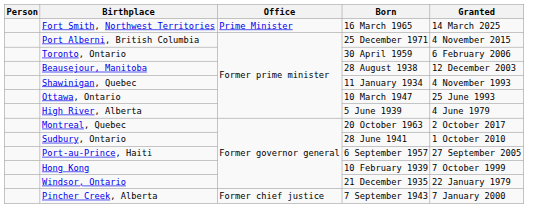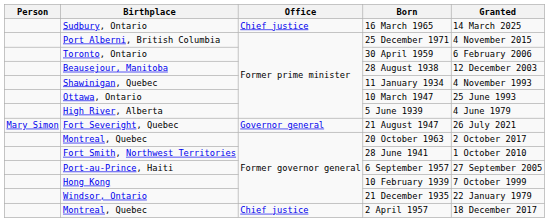(129, 26) Fort Smith, Northwest Territories -> (105, 26) Sudbury, Ontario
(256, 26) Prime Minister -> (274, 26) Chief justice
+ row: (402, 125)
(84, 139) Sudbury, Ontario -> (150, 153) Fort Smith, Northwest Territories
+ row: (396, 210)
- row: (386, 196)
